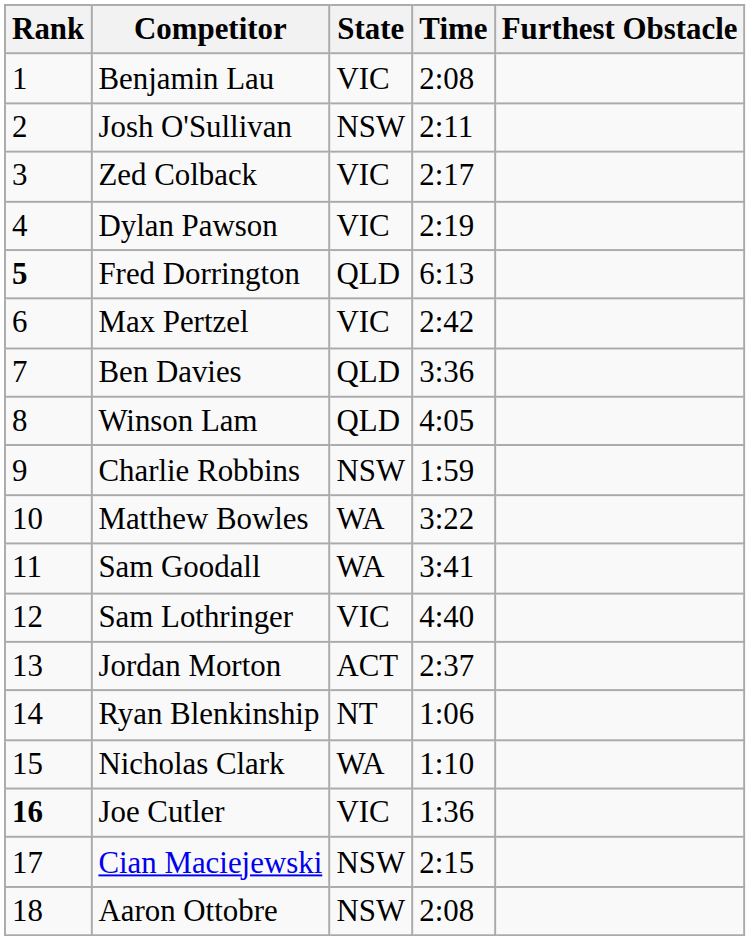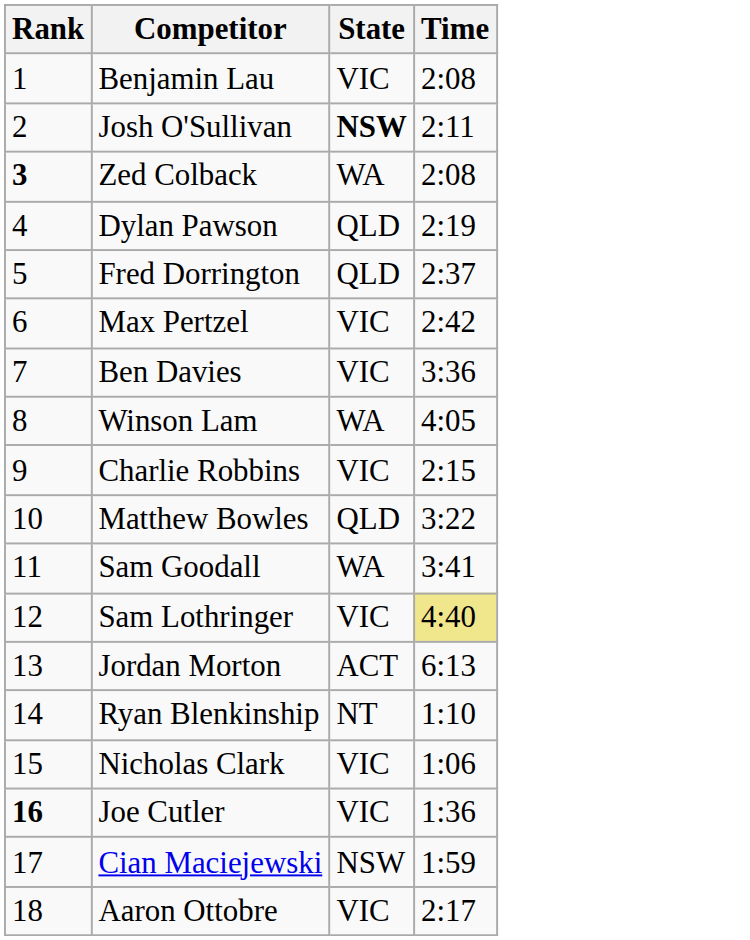- column: (620, 28)
(371, 126) normal -> (372, 126) bold
(20, 175) normal -> (20, 175) bold
(363, 175) VIC -> (360, 175) WA
(447, 175) 2:17 -> (449, 175) 2:08
(363, 224) VIC -> (368, 224) QLD
(20, 273) bold -> (20, 273) normal
(447, 273) 6:13 -> (449, 273) 2:37
(368, 371) QLD -> (363, 371) VIC
(368, 420) QLD -> (360, 420) WA
(371, 469) NSW -> (363, 469) VIC
(447, 469) 1:59 -> (449, 469) 2:15
(360, 518) WA -> (368, 518) QLD
(447, 616) no background -> (449, 616) khaki background
(447, 665) 2:37 -> (449, 665) 6:13
(447, 714) 1:06 -> (449, 714) 1:10
(360, 763) WA -> (363, 763) VIC
(447, 763) 1:10 -> (449, 763) 1:06
(447, 861) 2:15 -> (449, 861) 1:59
(371, 910) NSW -> (363, 910) VIC
(447, 910) 2:08 -> (449, 910) 2:17
